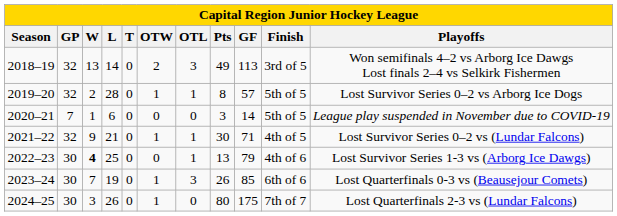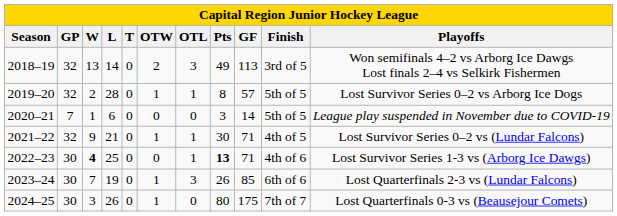(223, 158) normal -> (223, 158) bold
(248, 158) 79 -> (248, 158) 71
(461, 179) Lost Quarterfinals 0-3 vs (Beausejour Comets) -> (461, 179) Lost Quarterfinals 2-3 vs (Lundar Falcons)
(461, 200) Lost Quarterfinals 2-3 vs (Lundar Falcons) -> (461, 200) Lost Quarterfinals 0-3 vs (Beausejour Comets)
